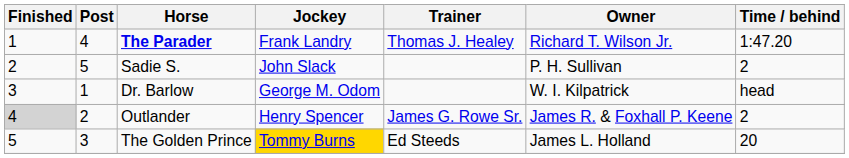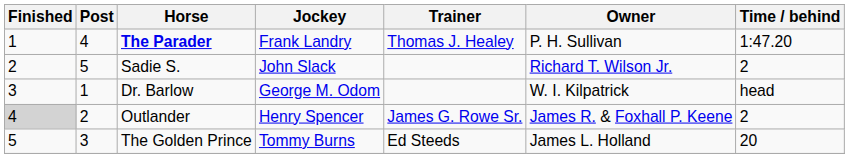(601, 41) Richard T. Wilson Jr. -> (576, 41) P. H. Sullivan
(576, 66) P. H. Sullivan -> (601, 66) Richard T. Wilson Jr.
(307, 141) gold background -> (307, 141) no background
